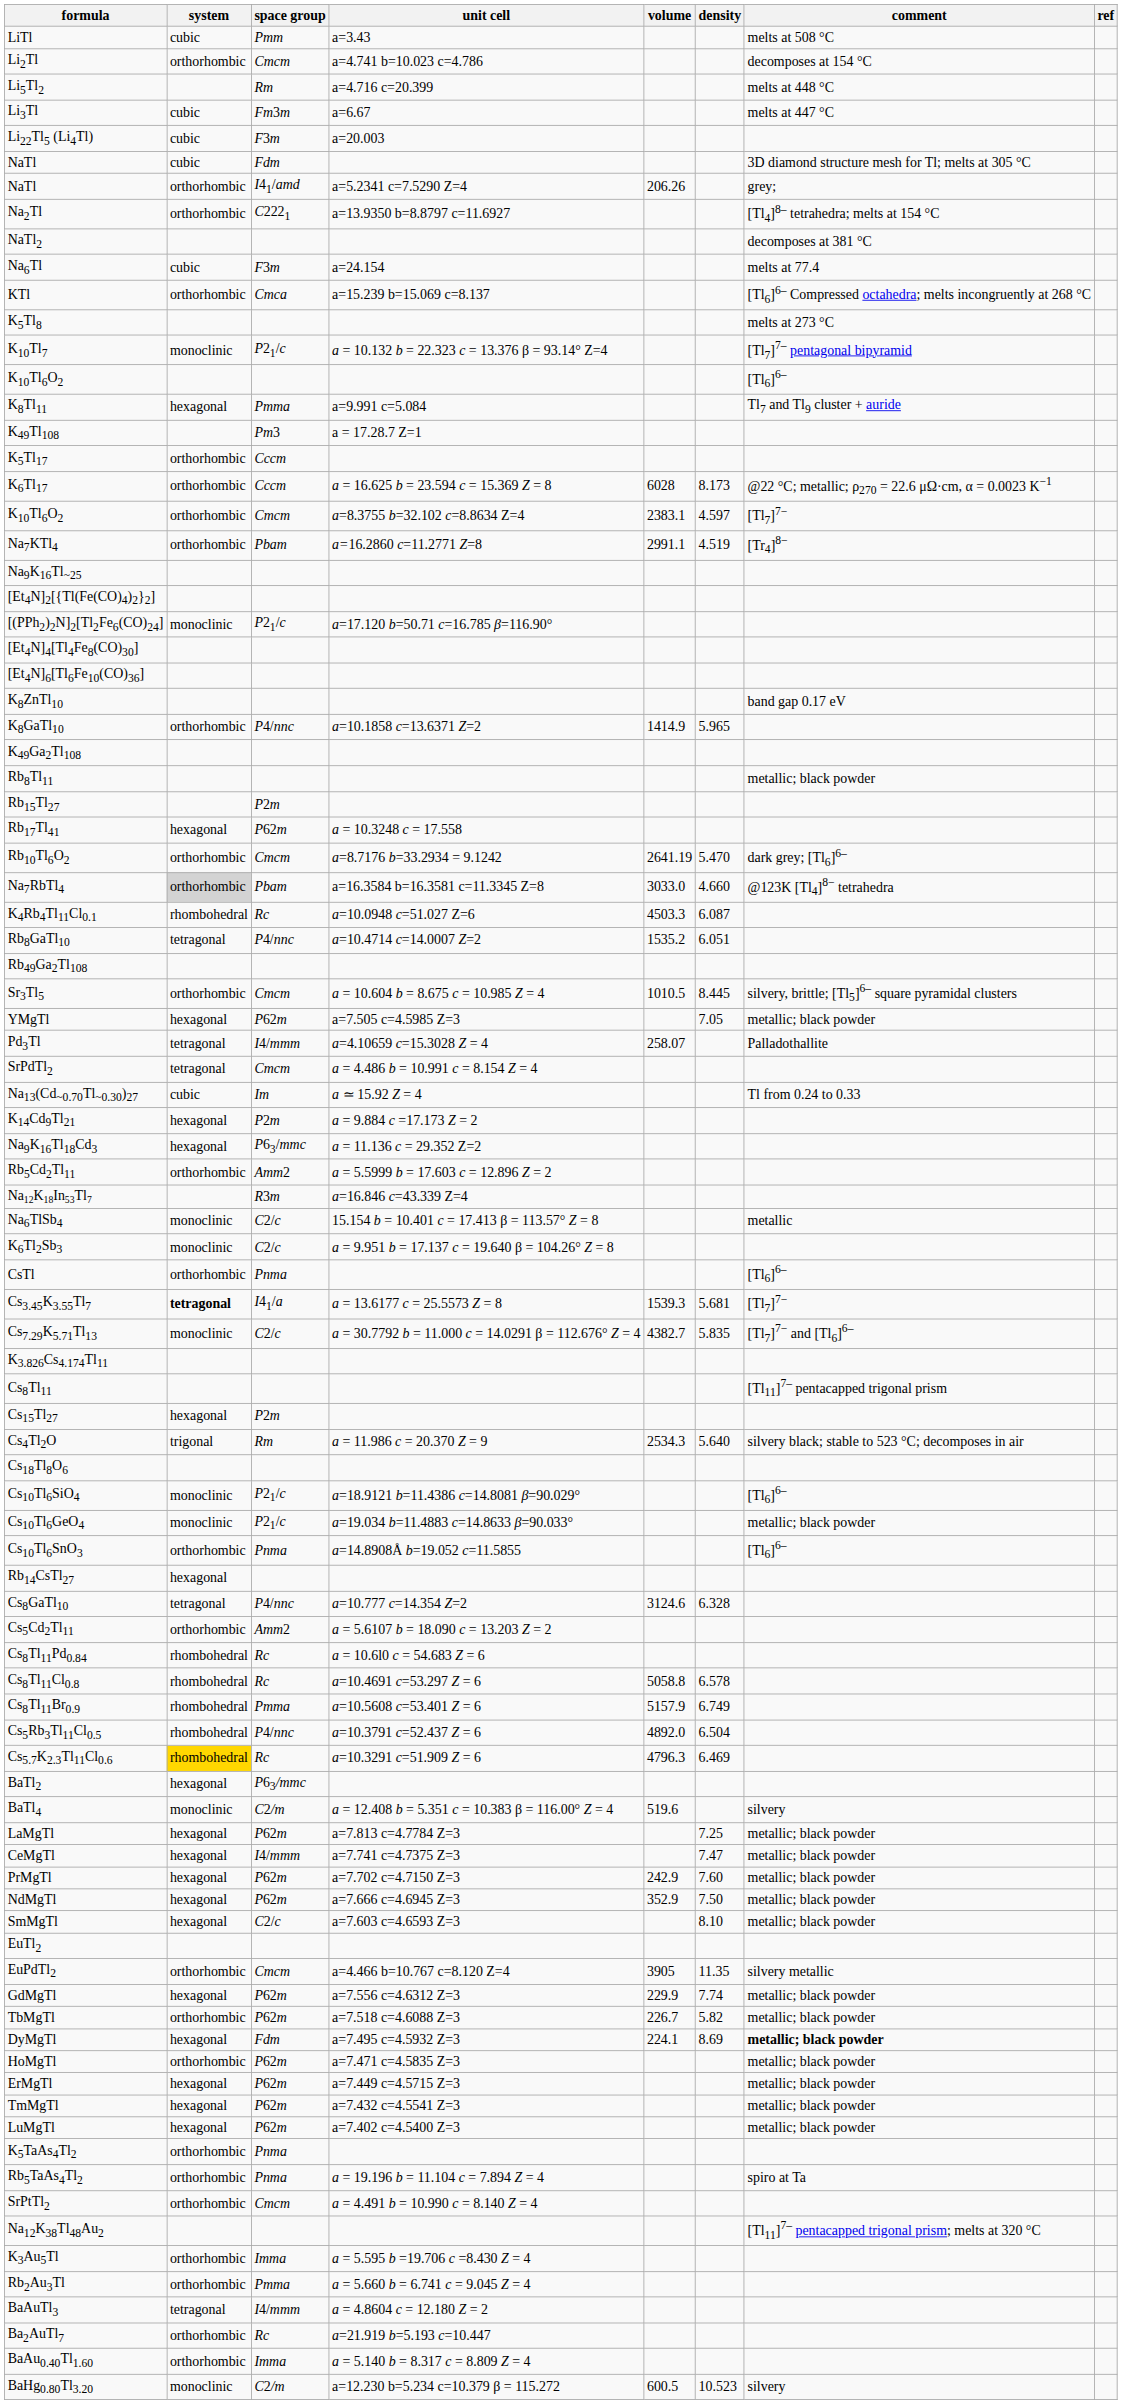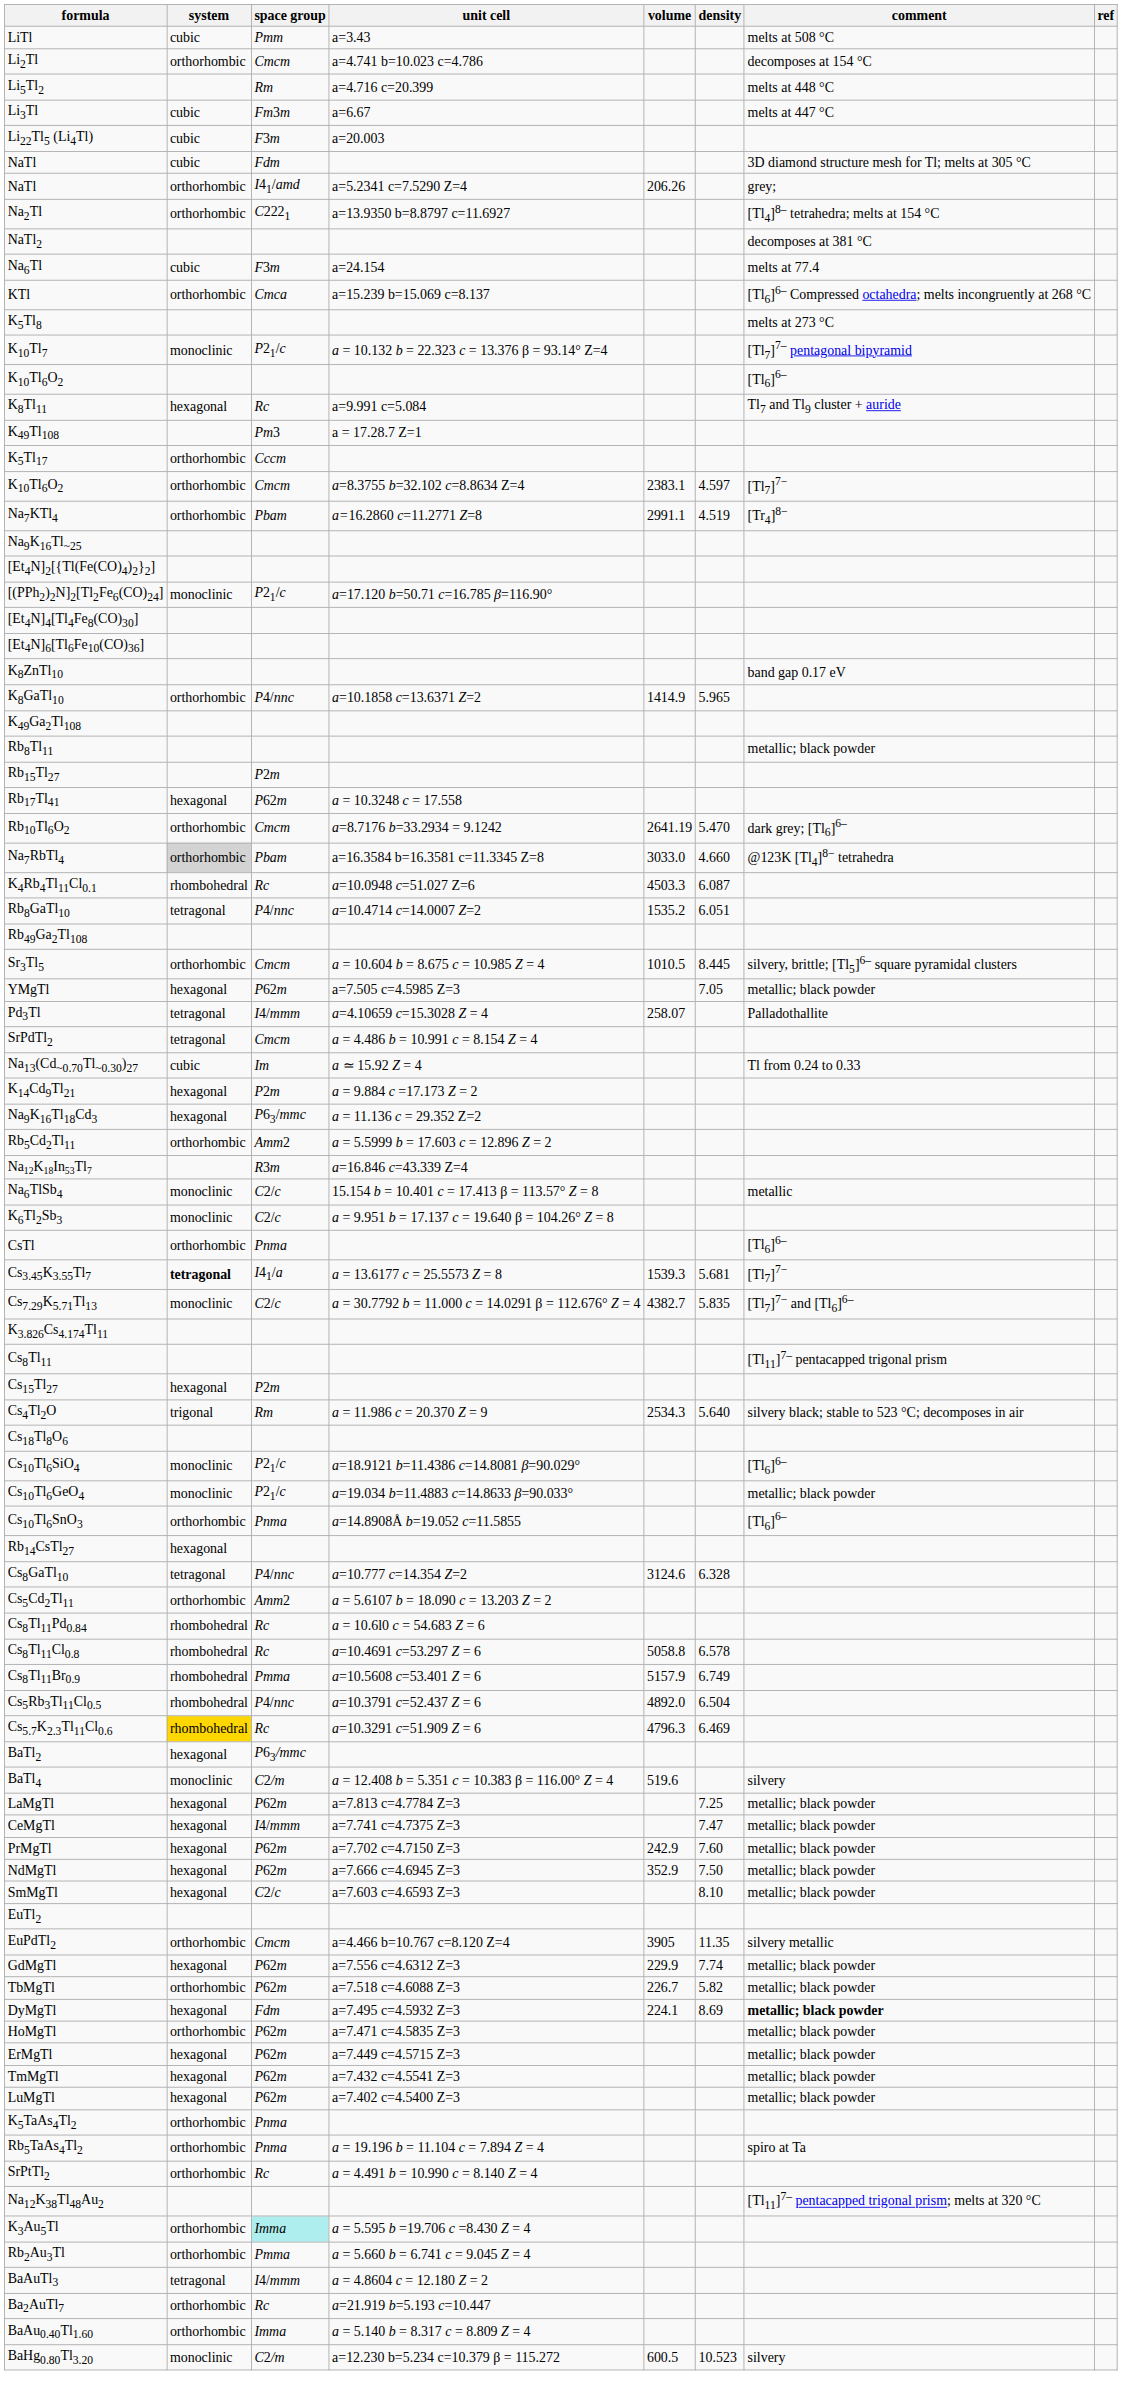(272, 407) Pmma -> (262, 407) Rc
- row: (28, 486)
(272, 2203) Cmcm -> (262, 2173) Rc
(270, 2258) no background -> (270, 2228) paleturquoise background
